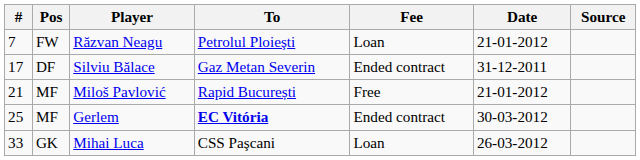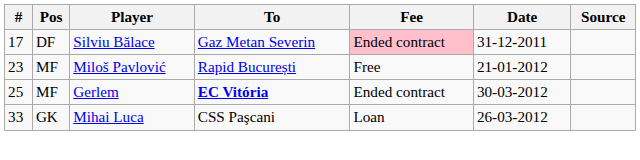- row: (118, 42)
(399, 67) no background -> (399, 42) pink background
(16, 92) 21 -> (16, 67) 23
